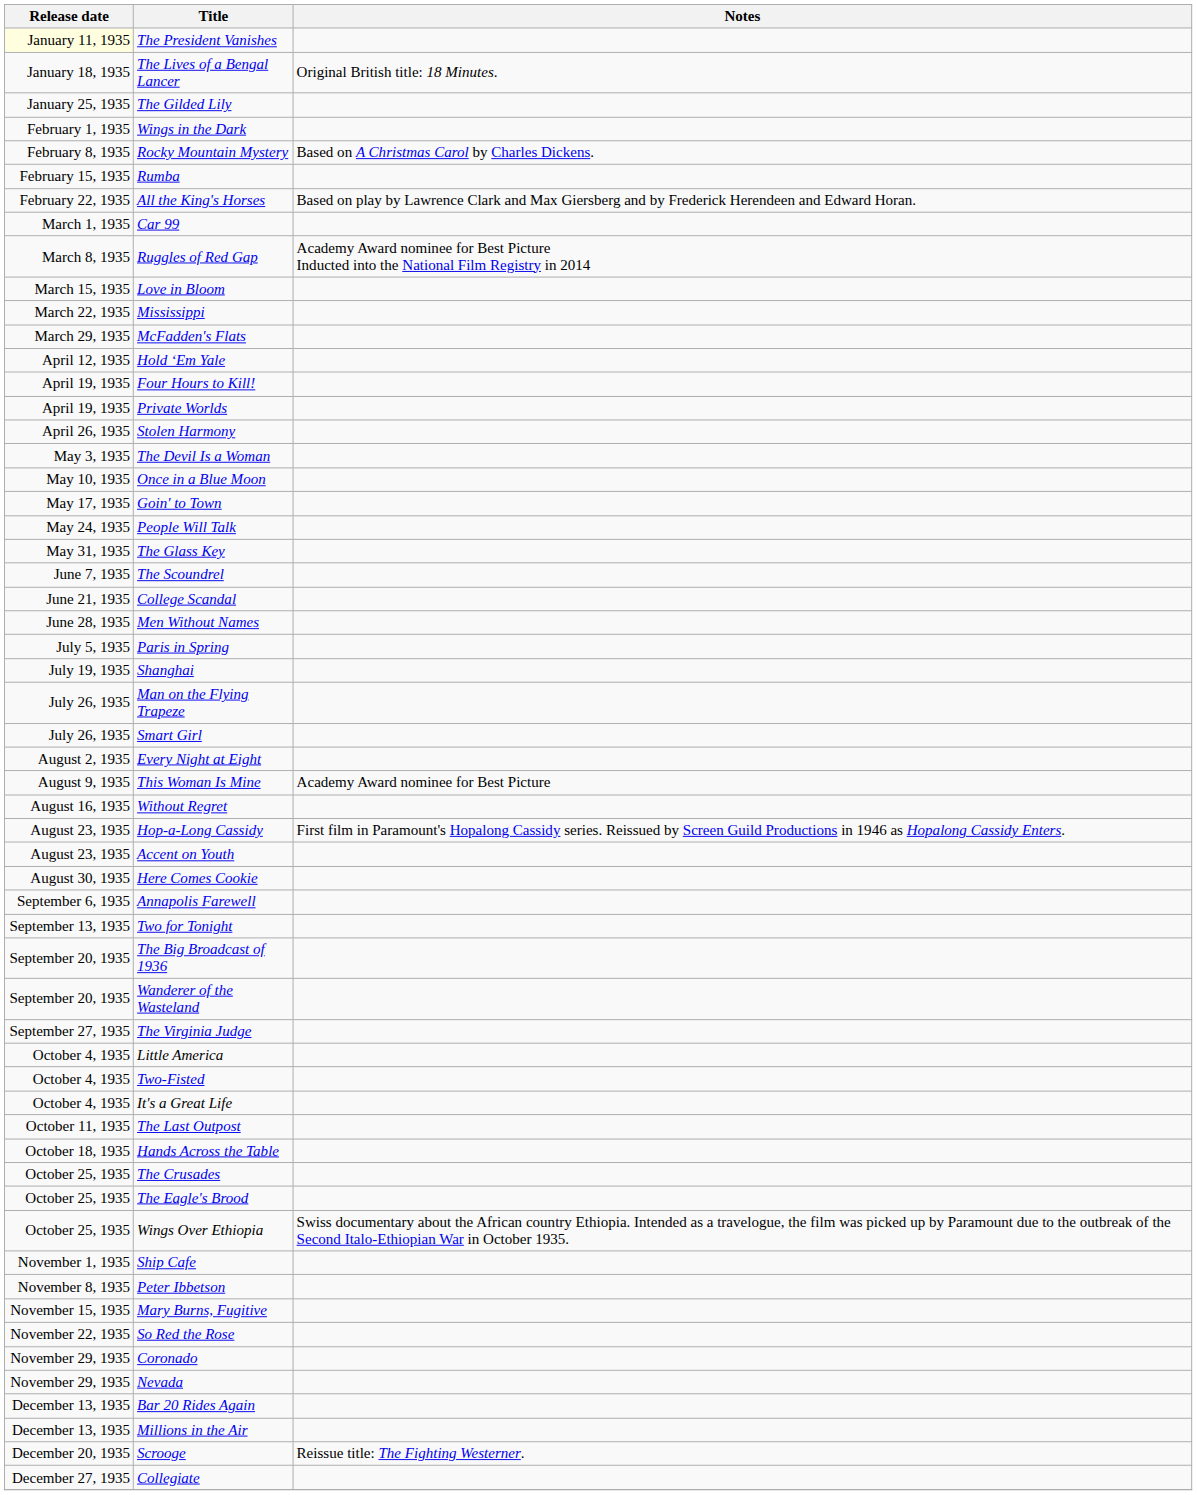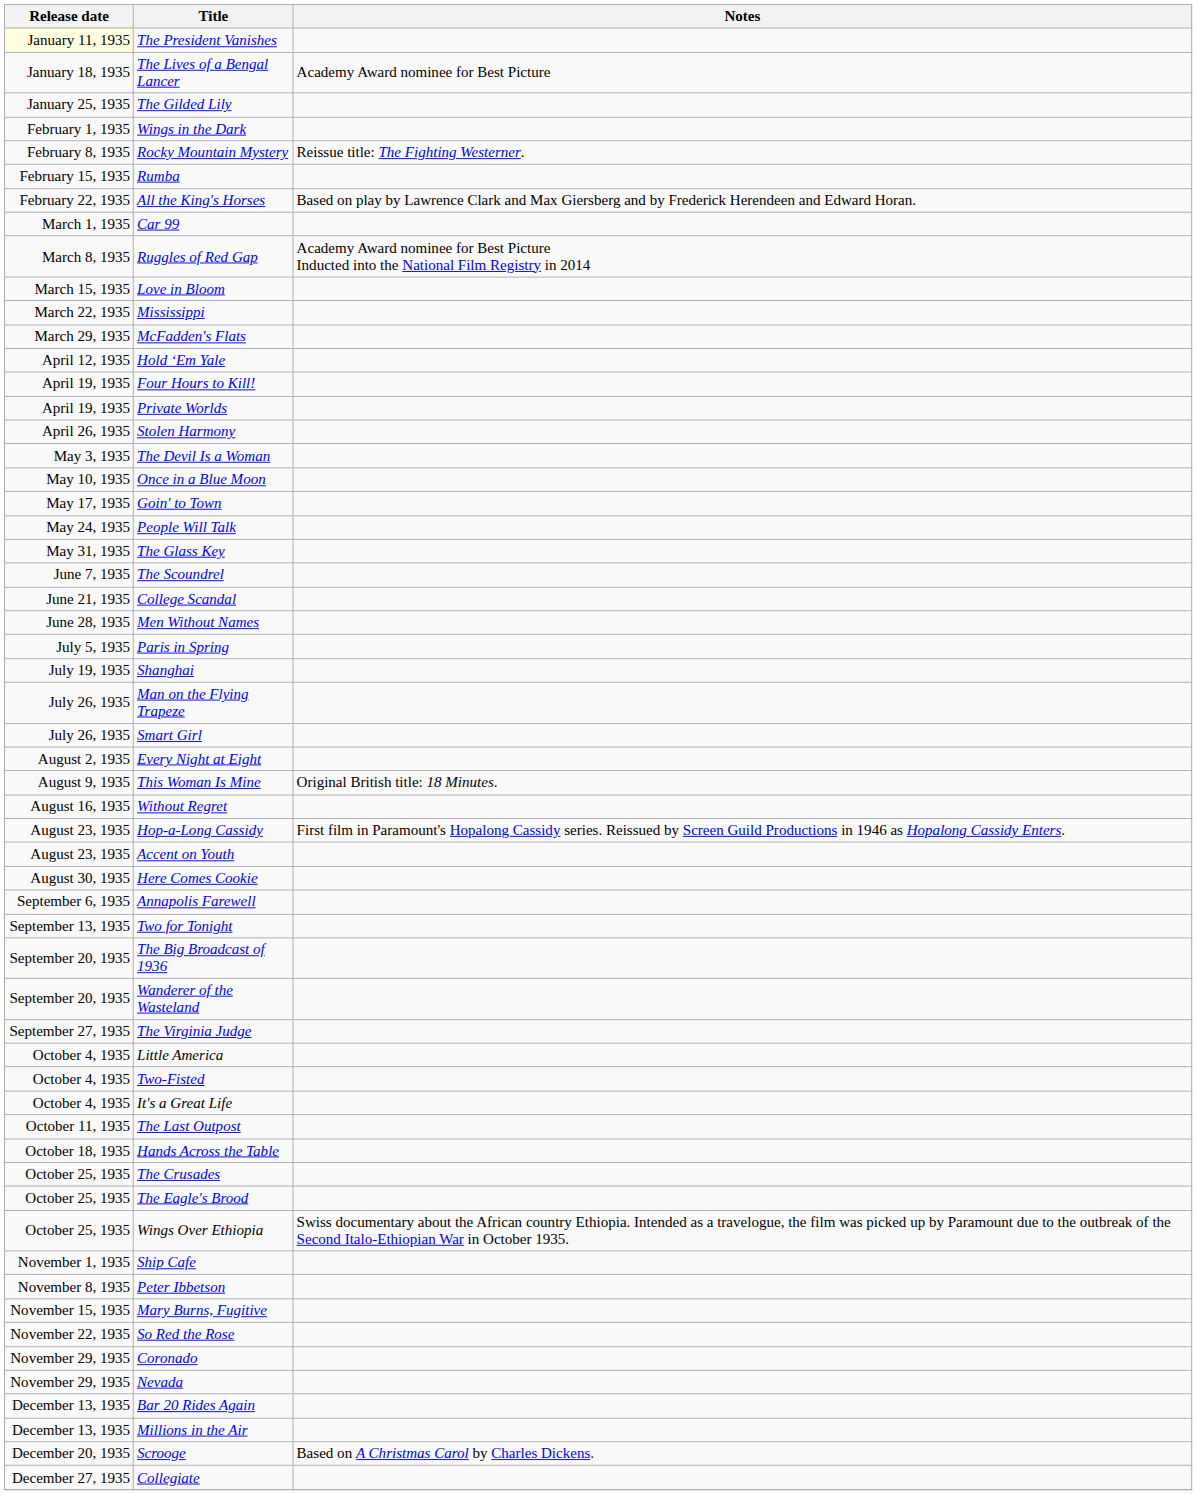(397, 72) Original British title: 18 Minutes. -> (423, 72) Academy Award nominee for Best Picture
(445, 152) Based on A Christmas Carol by Charles Dickens. -> (411, 152) Reissue title: The Fighting Westerner.
(423, 782) Academy Award nominee for Best Picture -> (397, 782) Original British title: 18 Minutes.
(411, 1453) Reissue title: The Fighting Westerner. -> (445, 1453) Based on A Christmas Carol by Charles Dickens.
